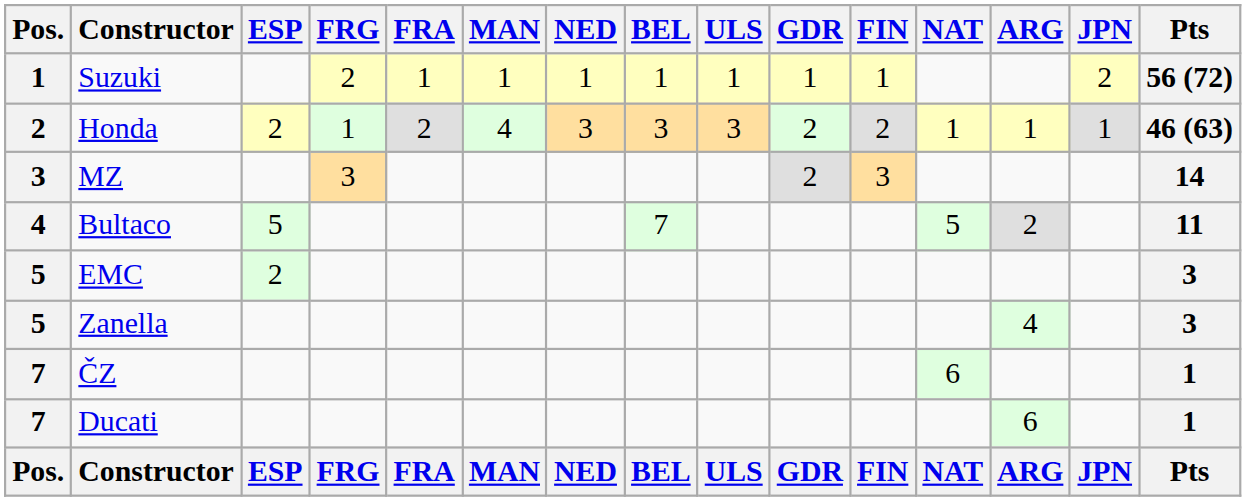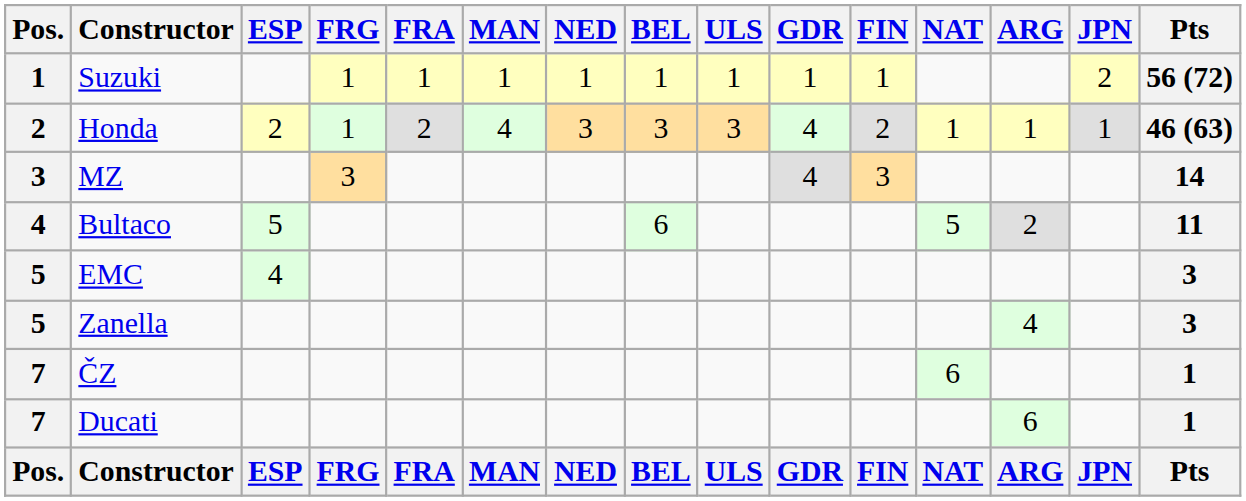(348, 77) 2 -> (348, 77) 1
(810, 126) 2 -> (810, 126) 4
(810, 176) 2 -> (810, 176) 4
(661, 225) 7 -> (661, 225) 6
(275, 274) 2 -> (275, 274) 4
